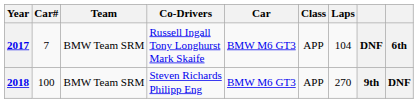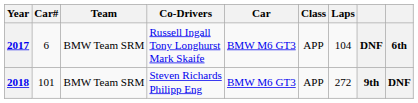(46, 45) 7 -> (46, 45) 6
(46, 83) 100 -> (46, 83) 101
(343, 83) 270 -> (343, 83) 272
